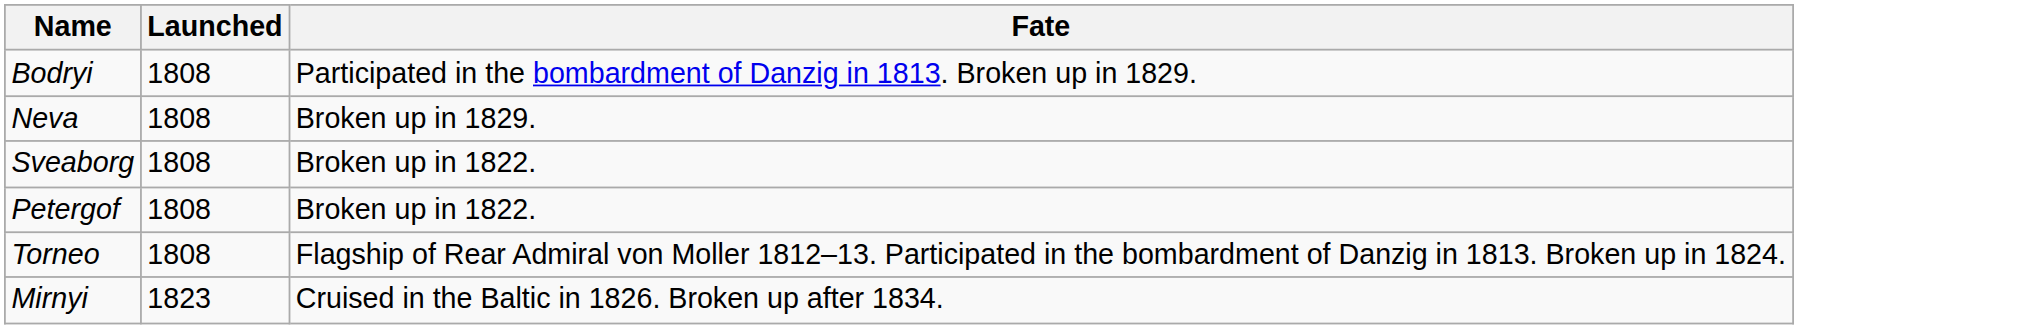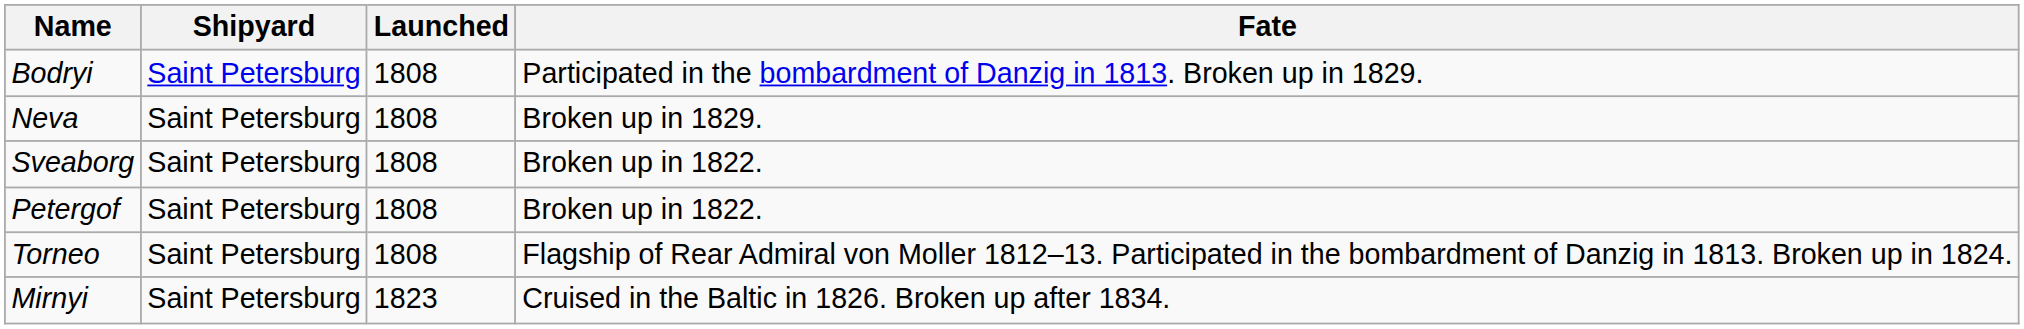+ column: (254, 27)
